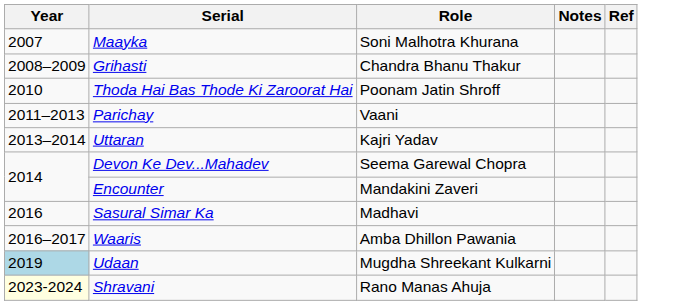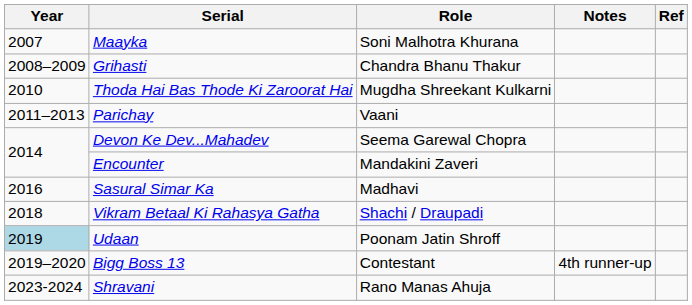(430, 90) Poonam Jatin Shroff -> (455, 90) Mugdha Shreekant Kulkarni
- row: (118, 139)
- row: (117, 238)
+ row: (206, 213)
(455, 262) Mugdha Shreekant Kulkarni -> (430, 238) Poonam Jatin Shroff
+ row: (139, 262)
(45, 287) lightyellow background -> (45, 287) no background
